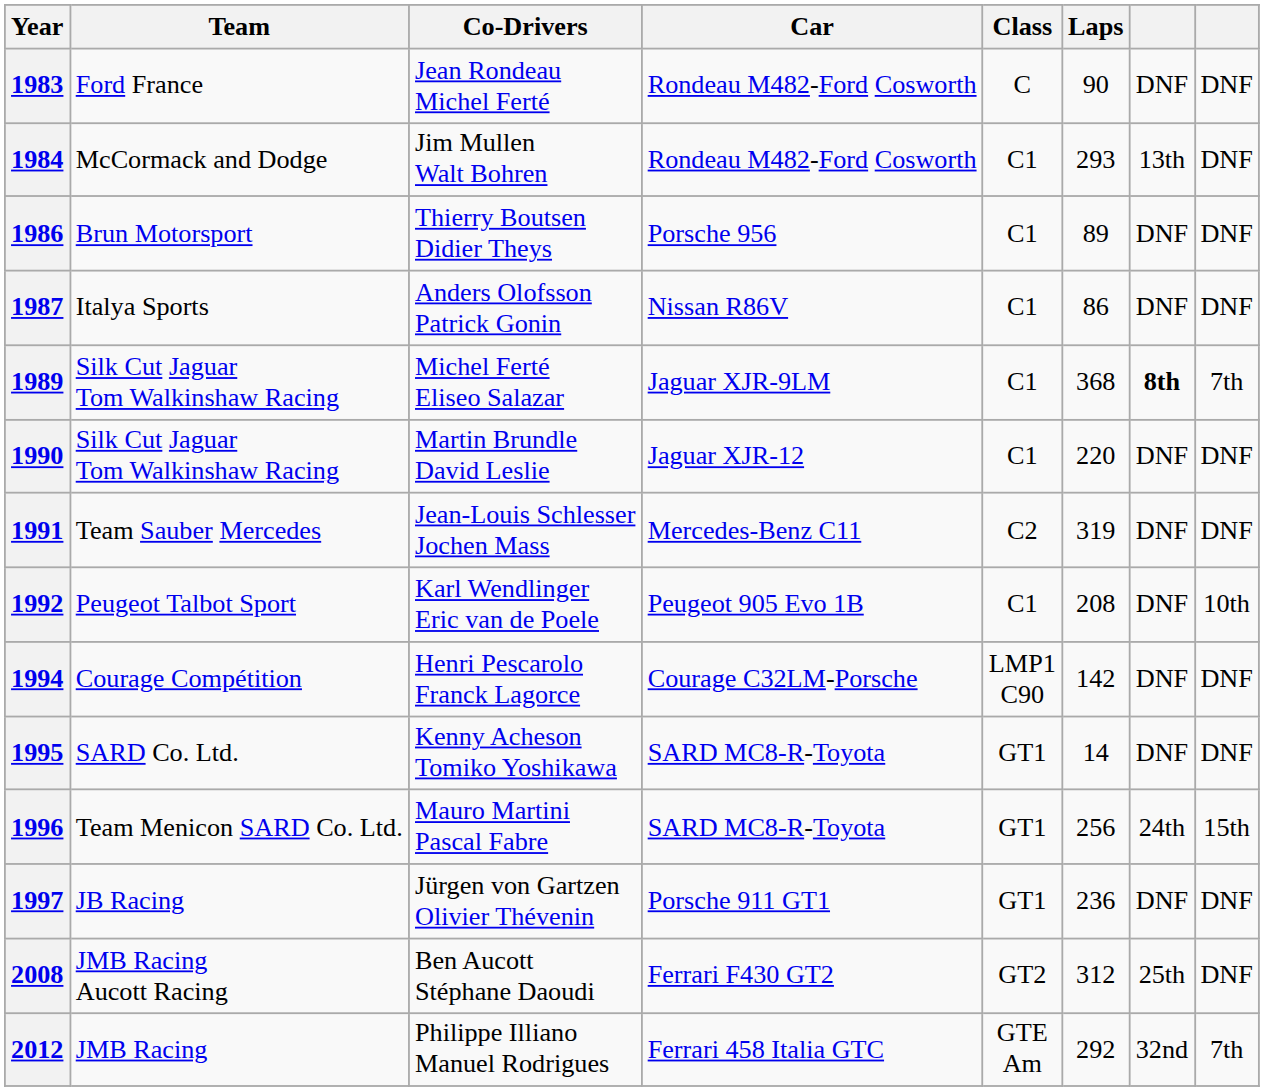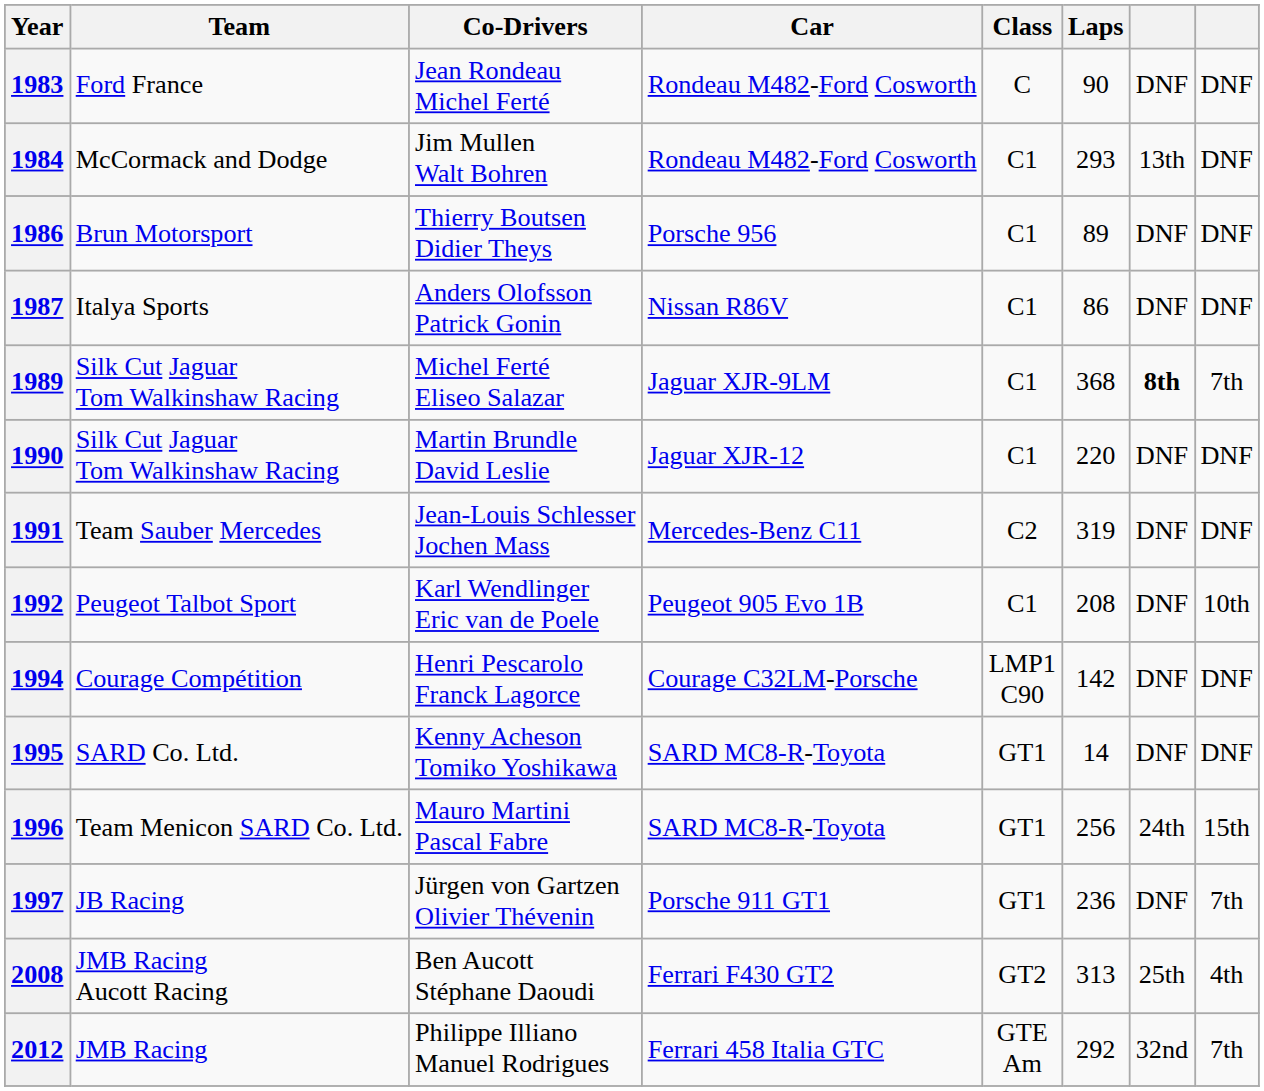(1227, 901) DNF -> (1227, 901) 7th
(1096, 975) 312 -> (1096, 975) 313
(1227, 975) DNF -> (1227, 975) 4th
